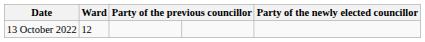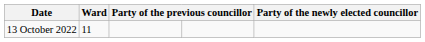(87, 29) 12 -> (86, 29) 11
